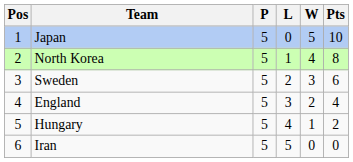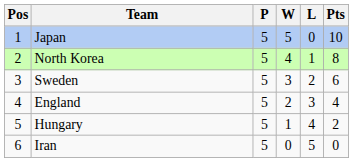columns swapped: (312, 15) <-> (288, 15)
